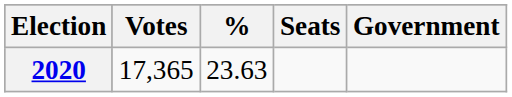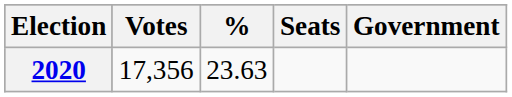(156, 69) 17,365 -> (156, 69) 17,356
